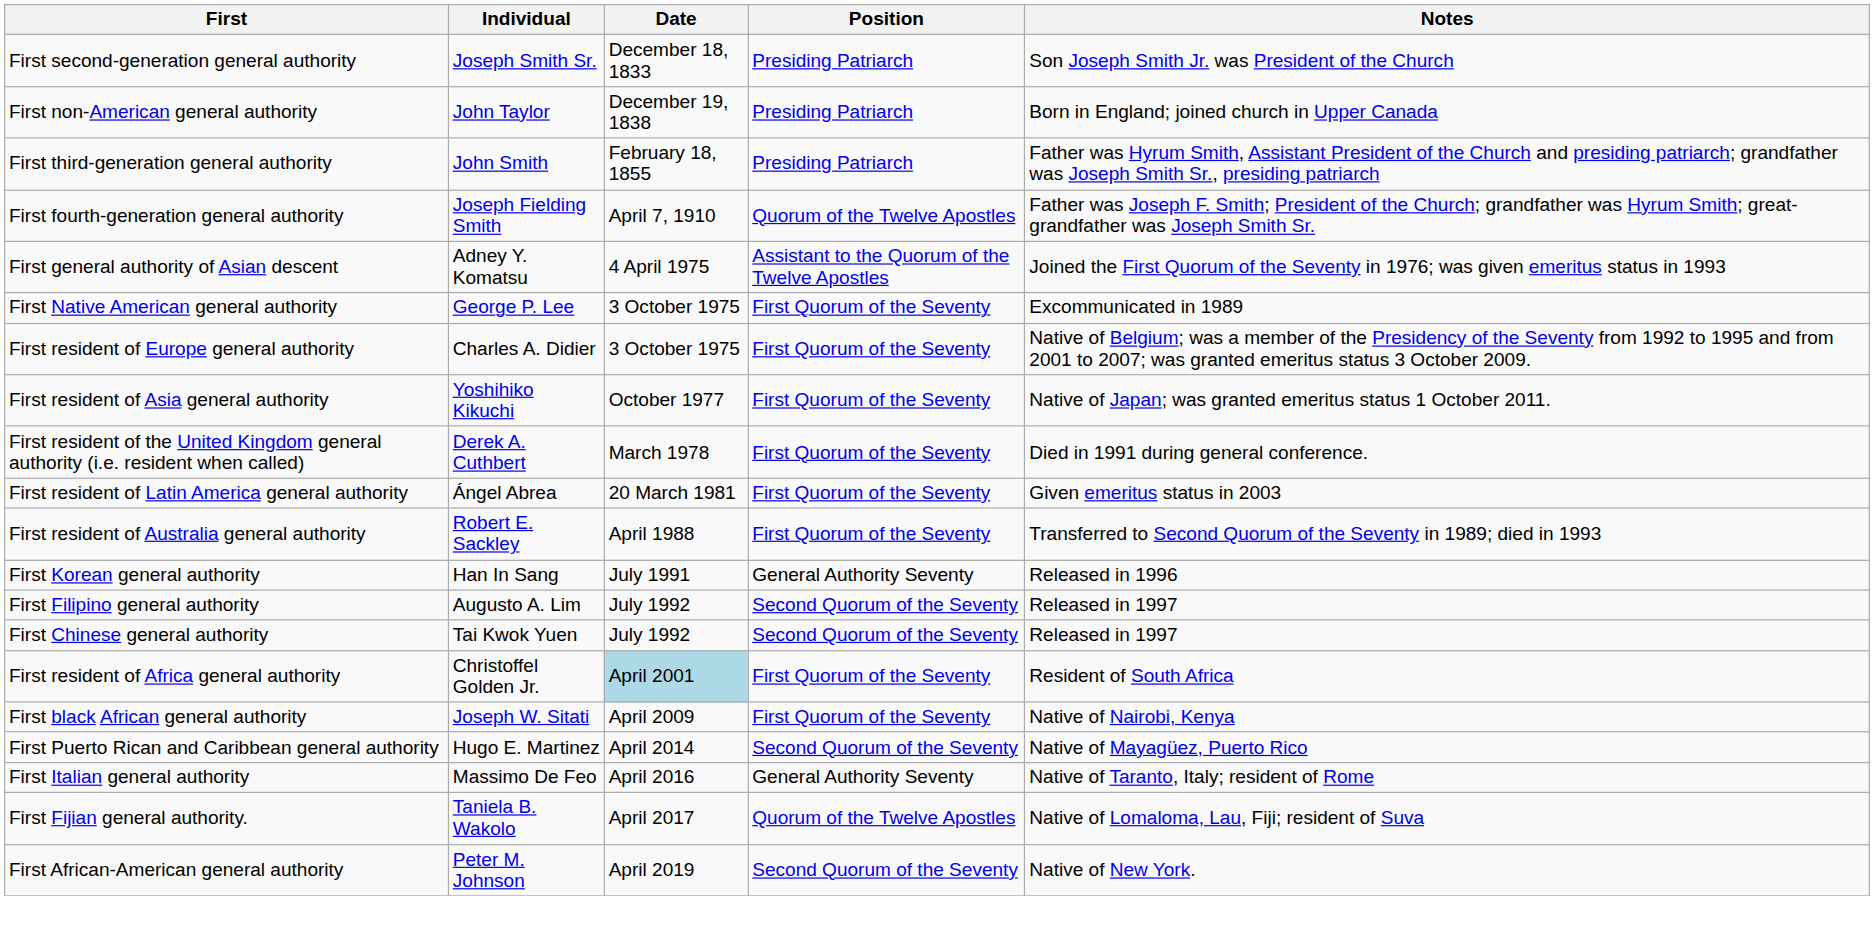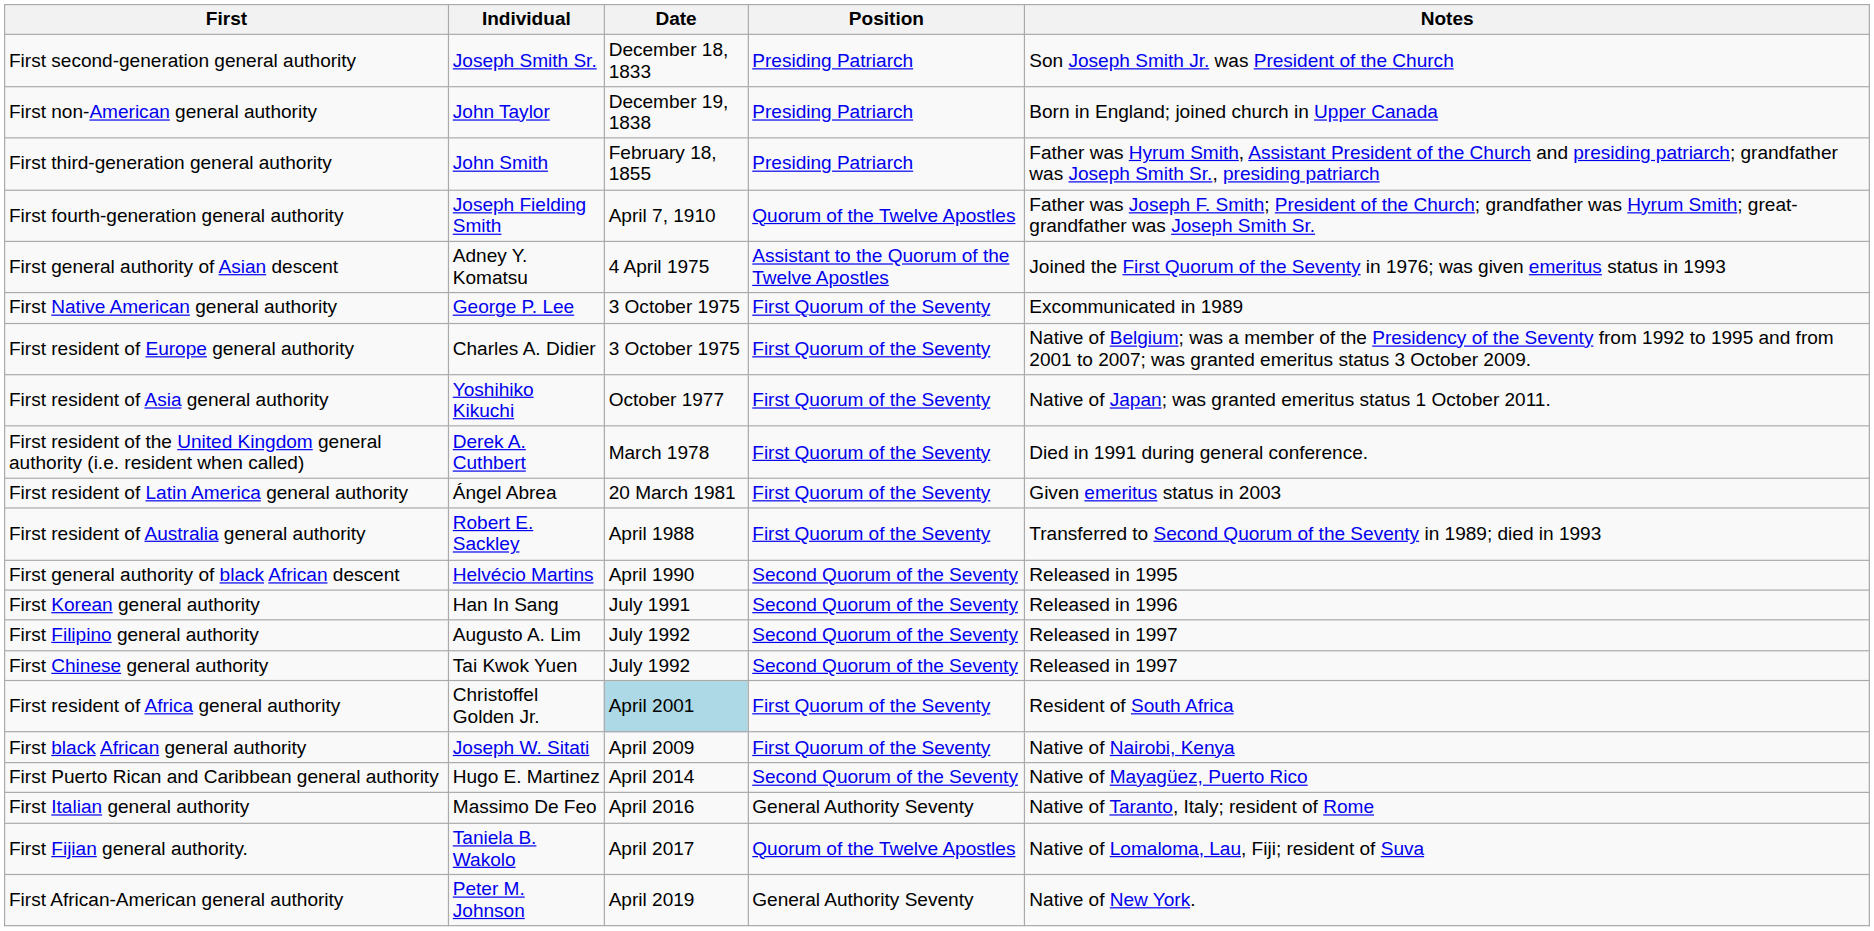+ row: (204, 574)
(863, 574) General Authority Seventy -> (885, 604) Second Quorum of the Seventy
(885, 869) Second Quorum of the Seventy -> (863, 900) General Authority Seventy
